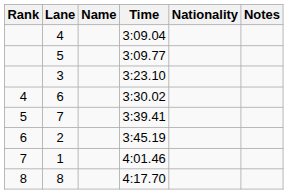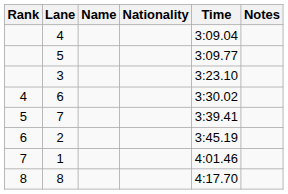columns swapped: (205, 14) <-> (144, 14)
